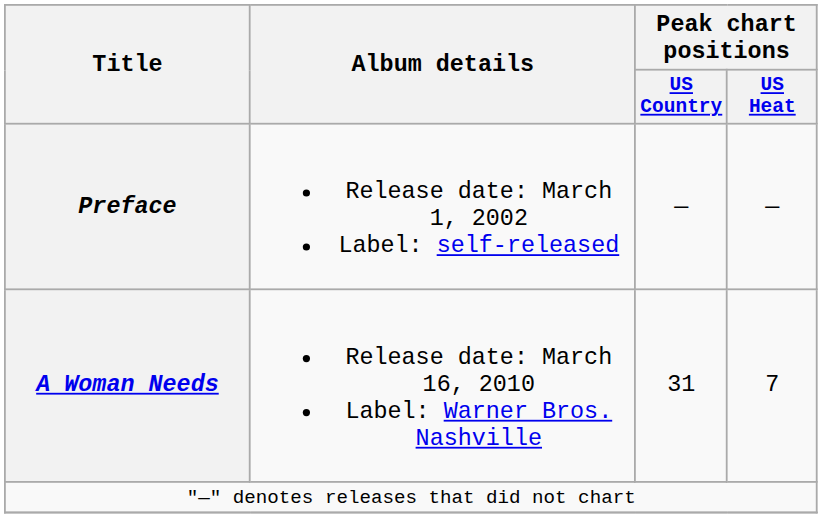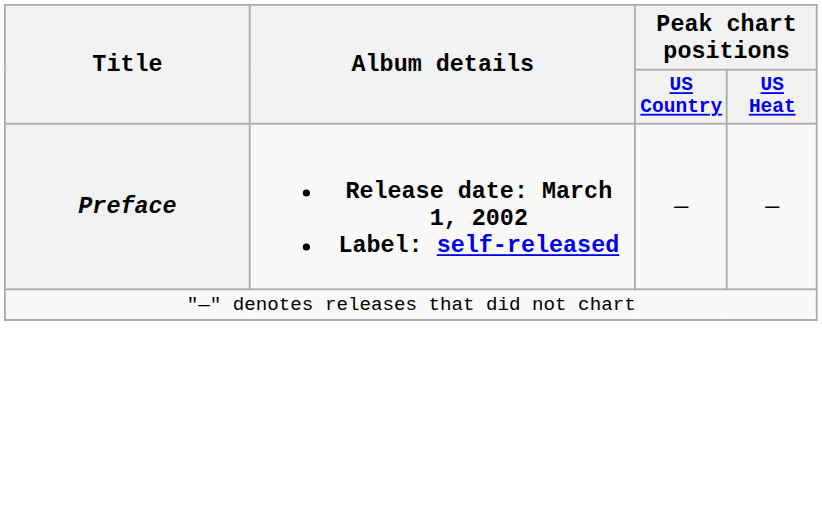(443, 219) normal -> (443, 219) bold
- row: (127, 385)
